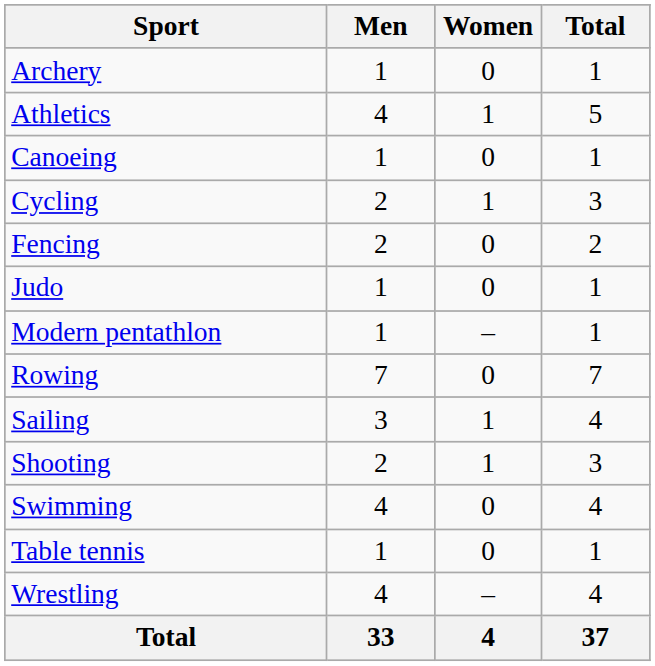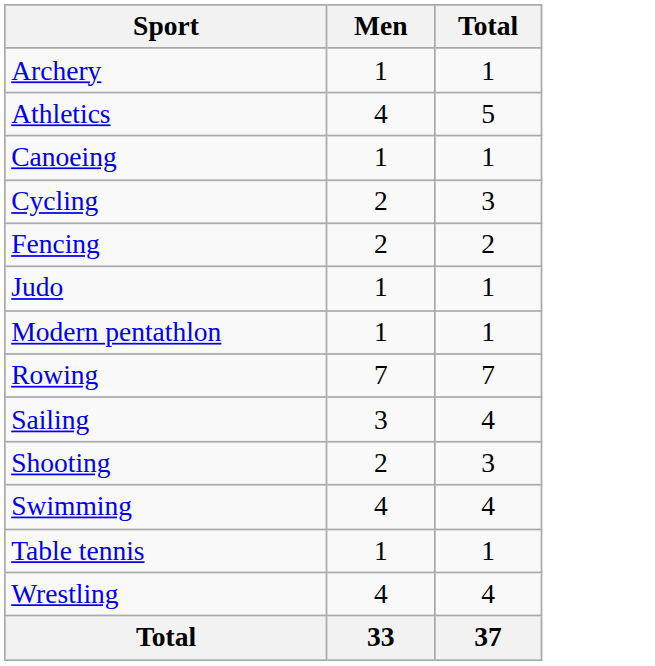- column: (488, 26)
